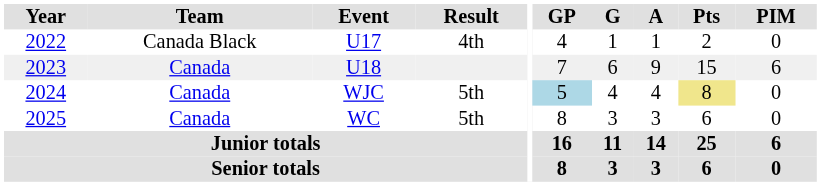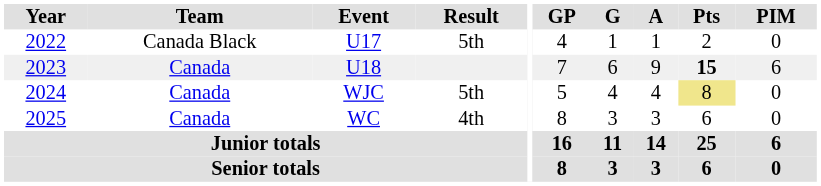(471, 41) 4th -> (471, 41) 5th
(707, 67) normal -> (707, 67) bold
(562, 92) lightblue background -> (562, 92) no background
(471, 118) 5th -> (471, 118) 4th
